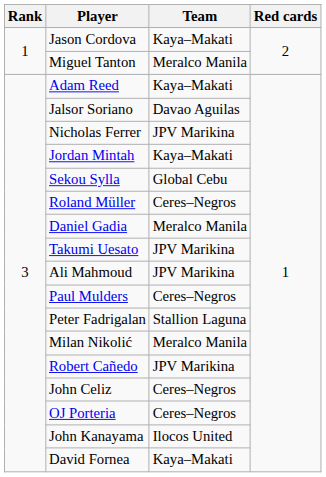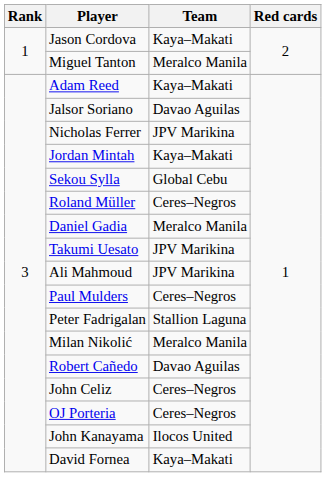(194, 366) JPV Marikina -> (196, 366) Davao Aguilas
